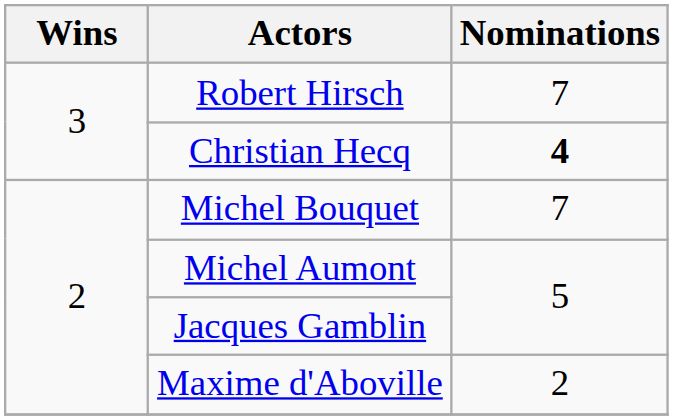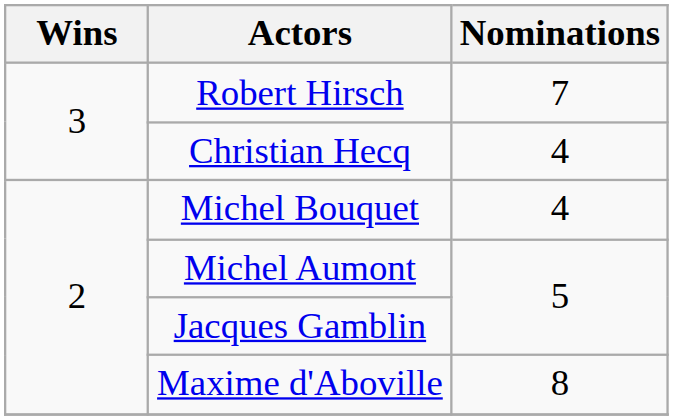(560, 150) bold -> (560, 150) normal
(560, 208) 7 -> (560, 208) 4
(560, 383) 2 -> (560, 383) 8
